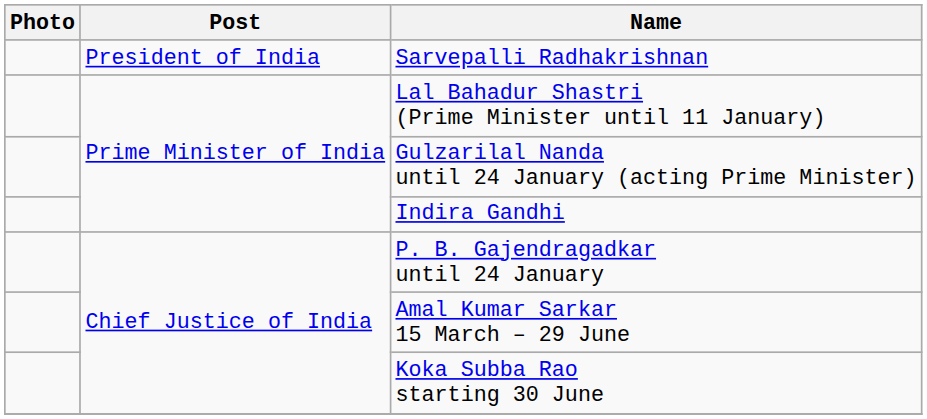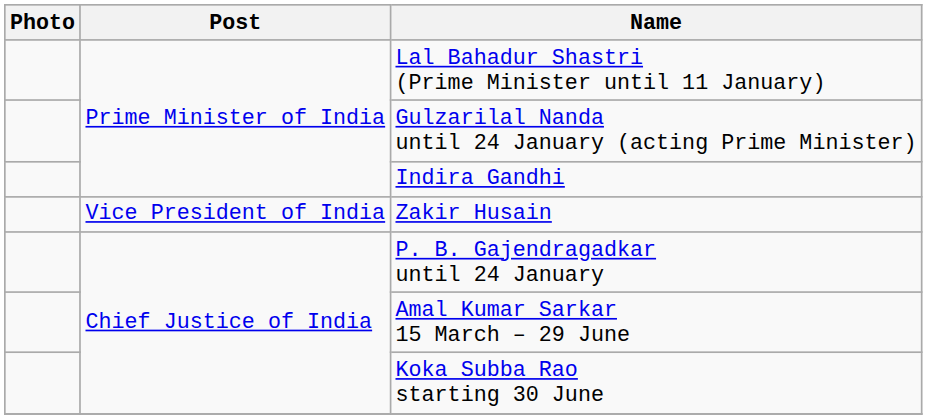- row: (552, 58)
+ row: (474, 214)
